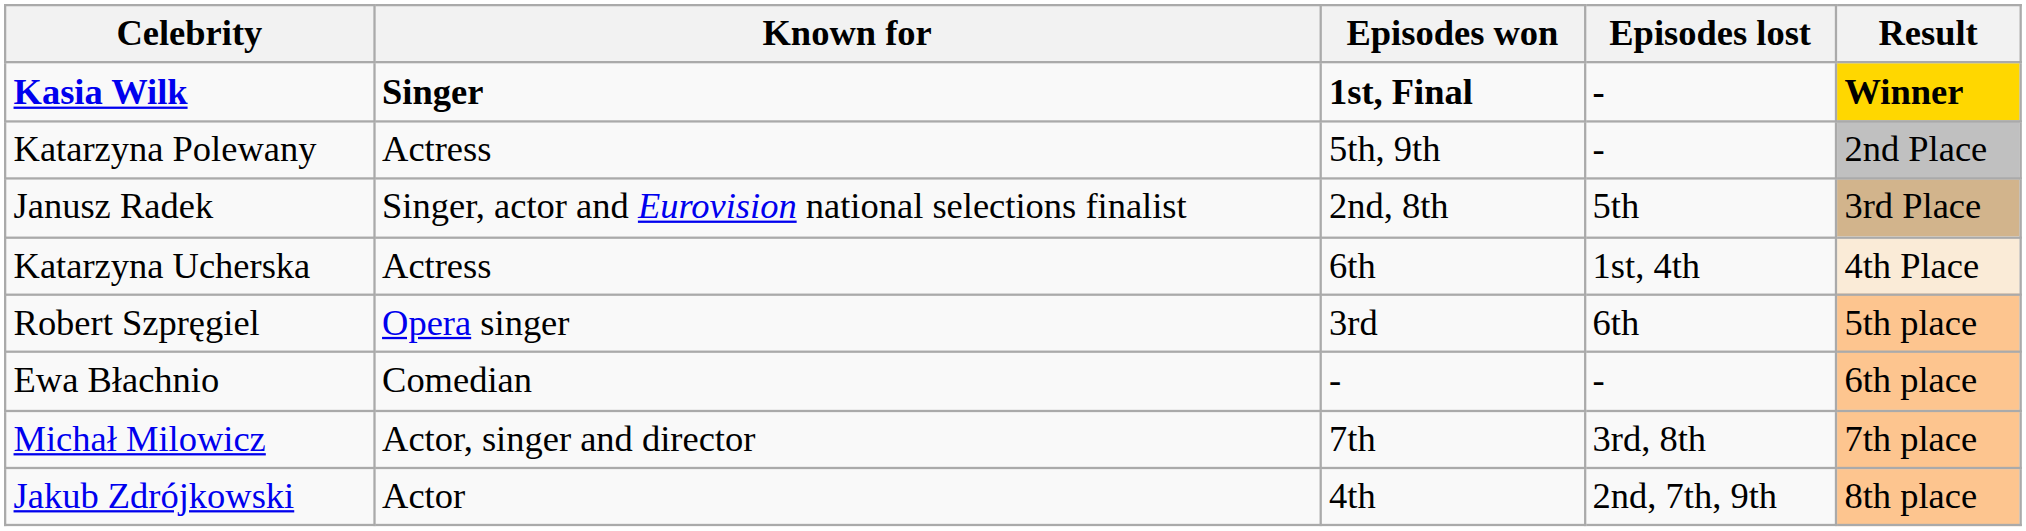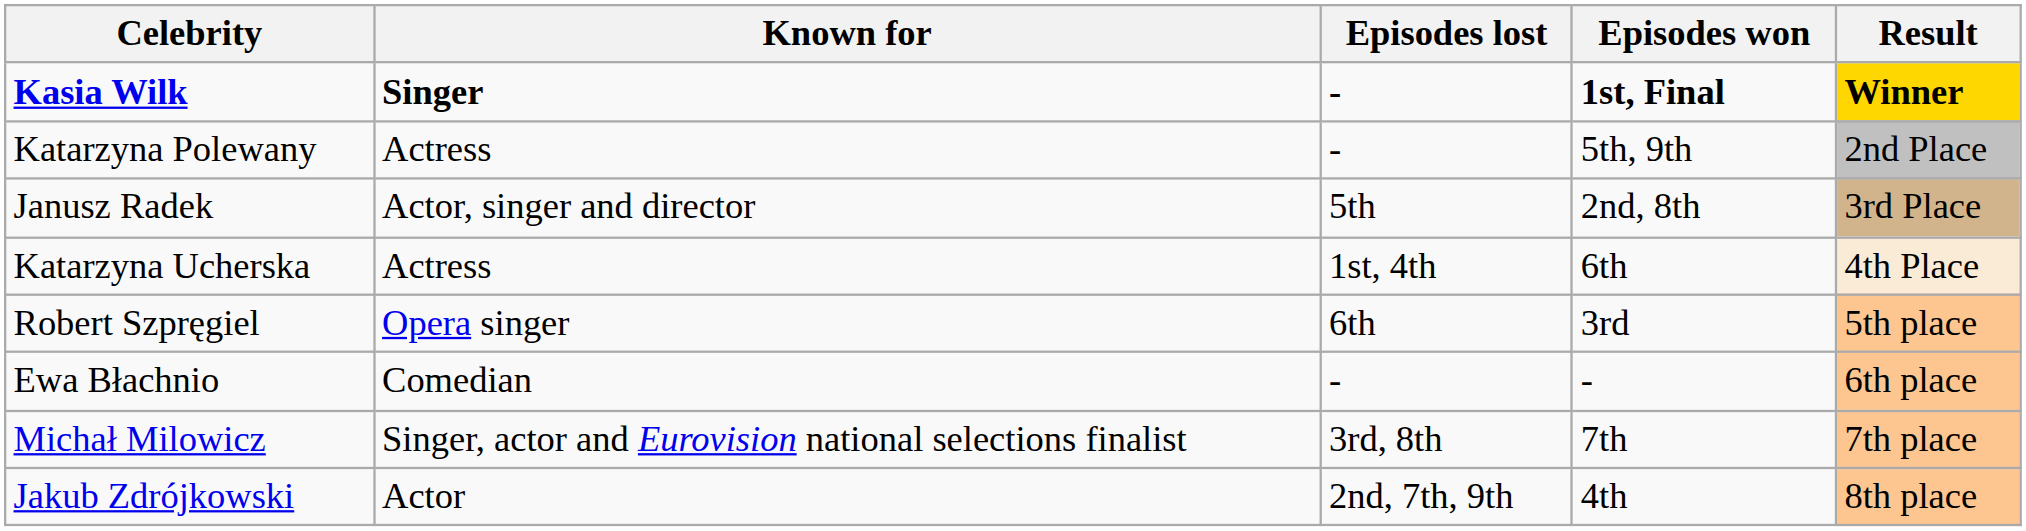columns swapped: (1452, 33) <-> (1710, 33)
(784, 206) Singer, actor and Eurovision national selections finalist -> (569, 206) Actor, singer and director
(569, 438) Actor, singer and director -> (784, 438) Singer, actor and Eurovision national selections finalist
